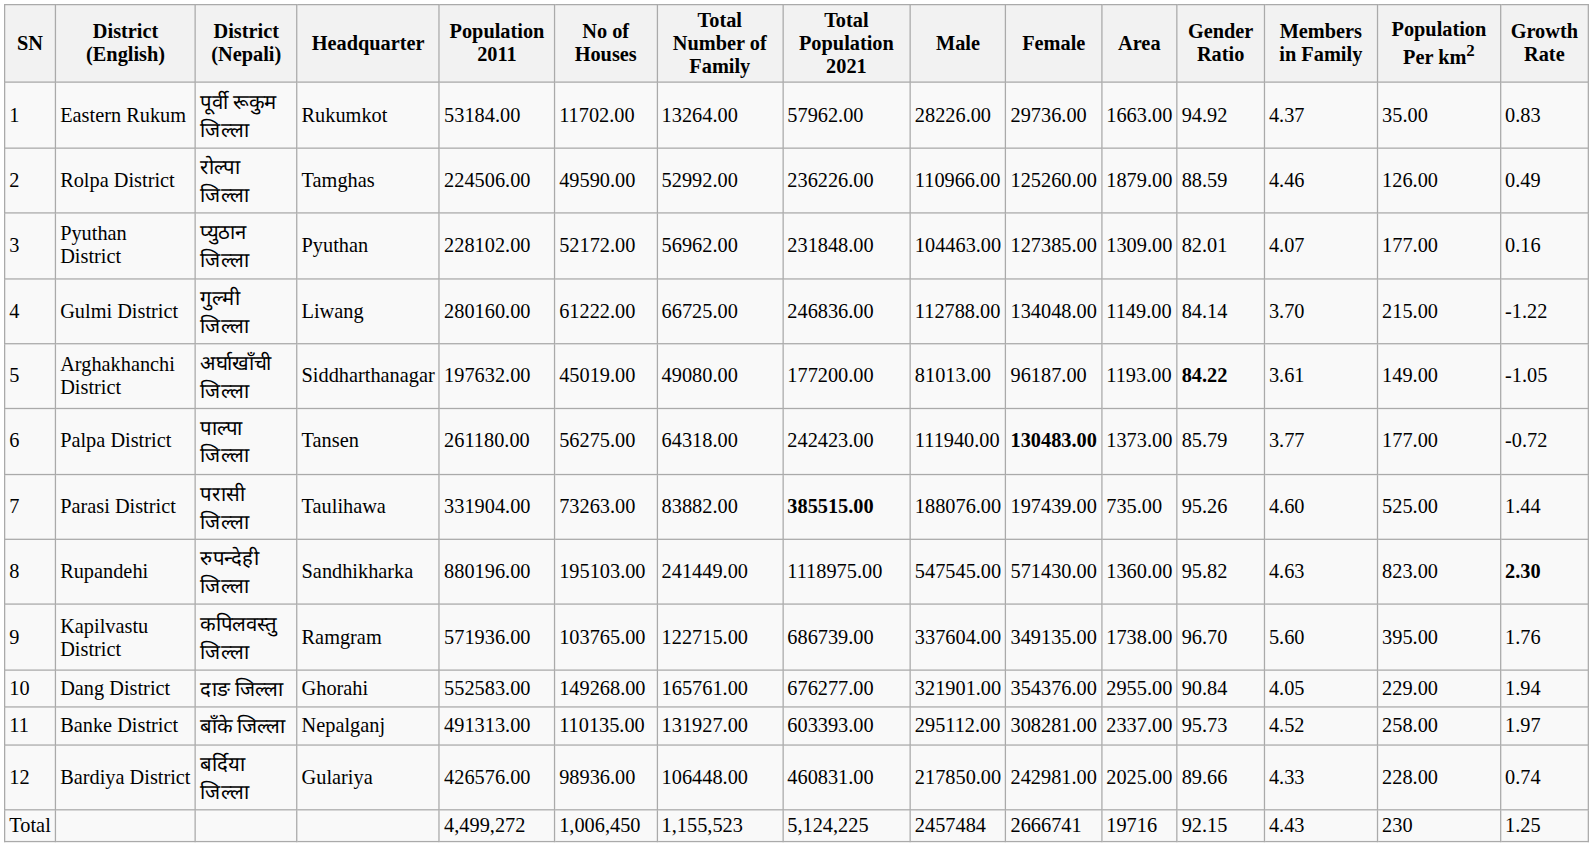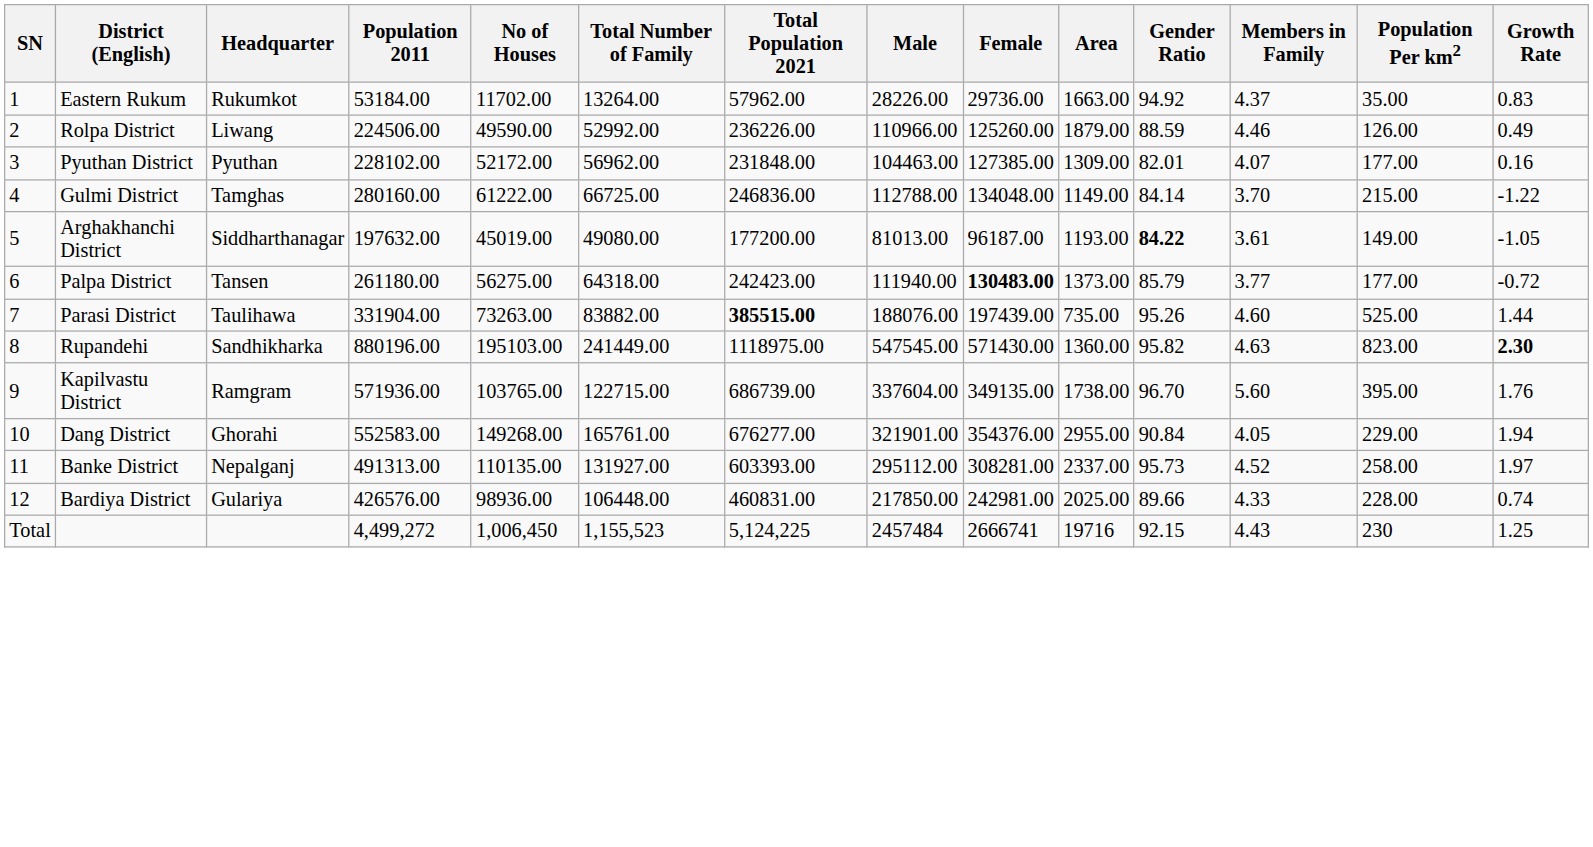- column: (246, 43)
(338, 180) Tamghas -> (242, 130) Liwang
(333, 310) Liwang -> (248, 195) Tamghas
